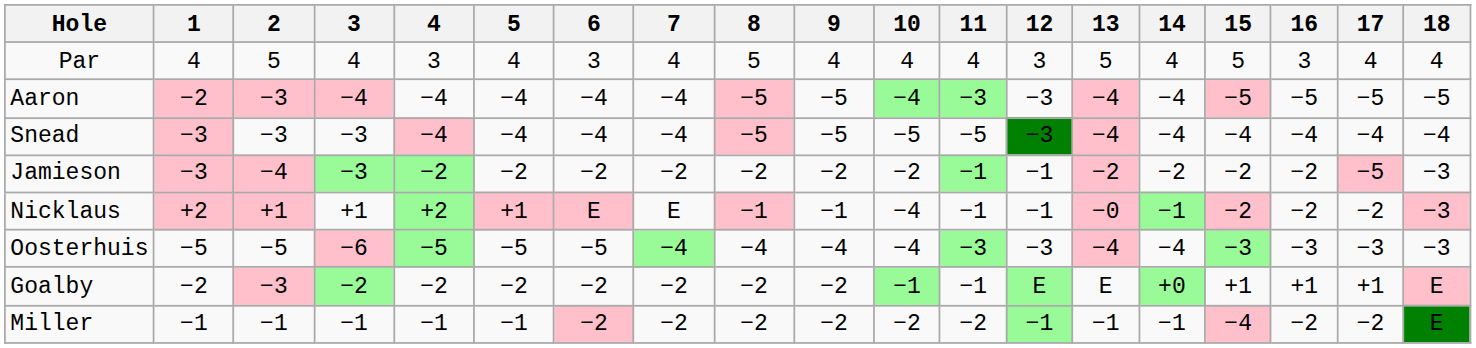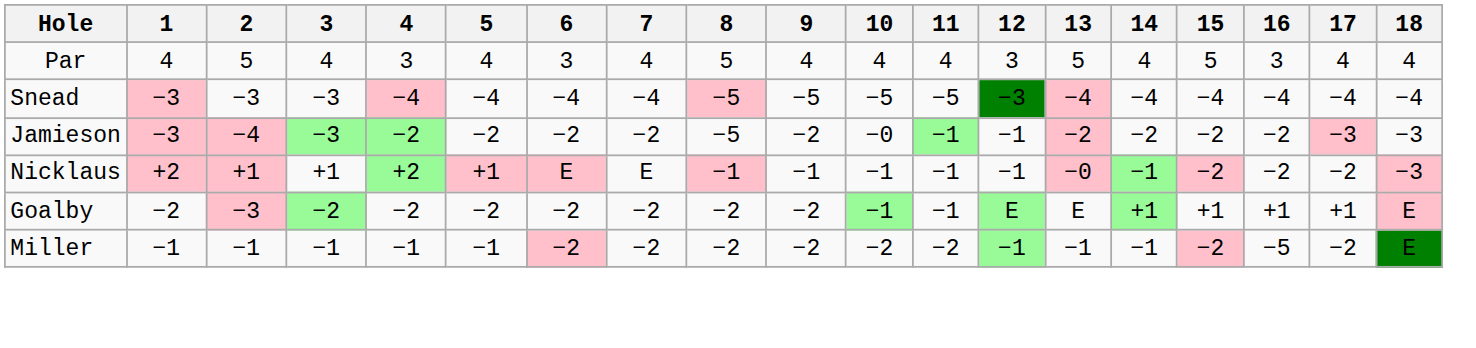- row: (45, 99)
(754, 174) −2 -> (726, 136) −5
(907, 174) −2 -> (880, 136) −0
(1371, 174) −5 -> (1343, 136) −3
(907, 211) −4 -> (880, 174) −1
- row: (79, 249)
(1172, 286) +0 -> (1144, 211) +1
(1238, 324) −4 -> (1211, 249) −2
(1304, 324) −2 -> (1277, 249) −5
